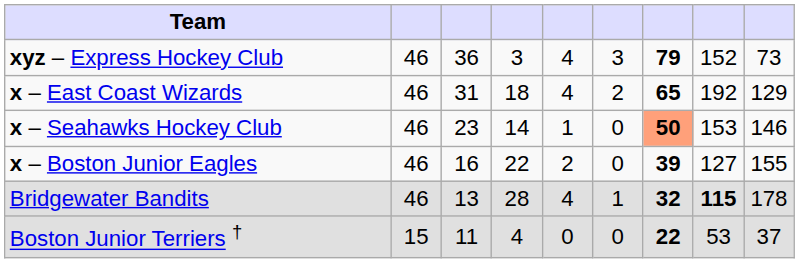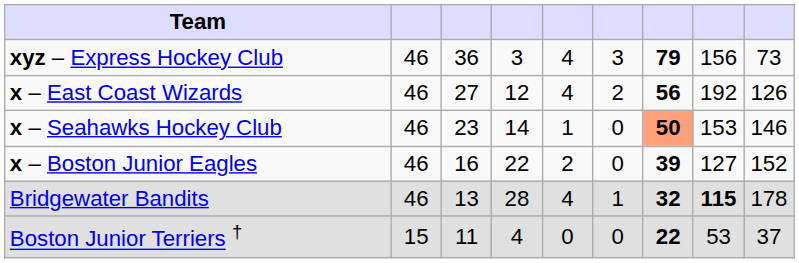(719, 57) 152 -> (719, 57) 156
(467, 92) 31 -> (467, 92) 27
(517, 92) 18 -> (517, 92) 12
(668, 92) 65 -> (668, 92) 56
(769, 92) 129 -> (769, 92) 126
(769, 163) 155 -> (769, 163) 152
